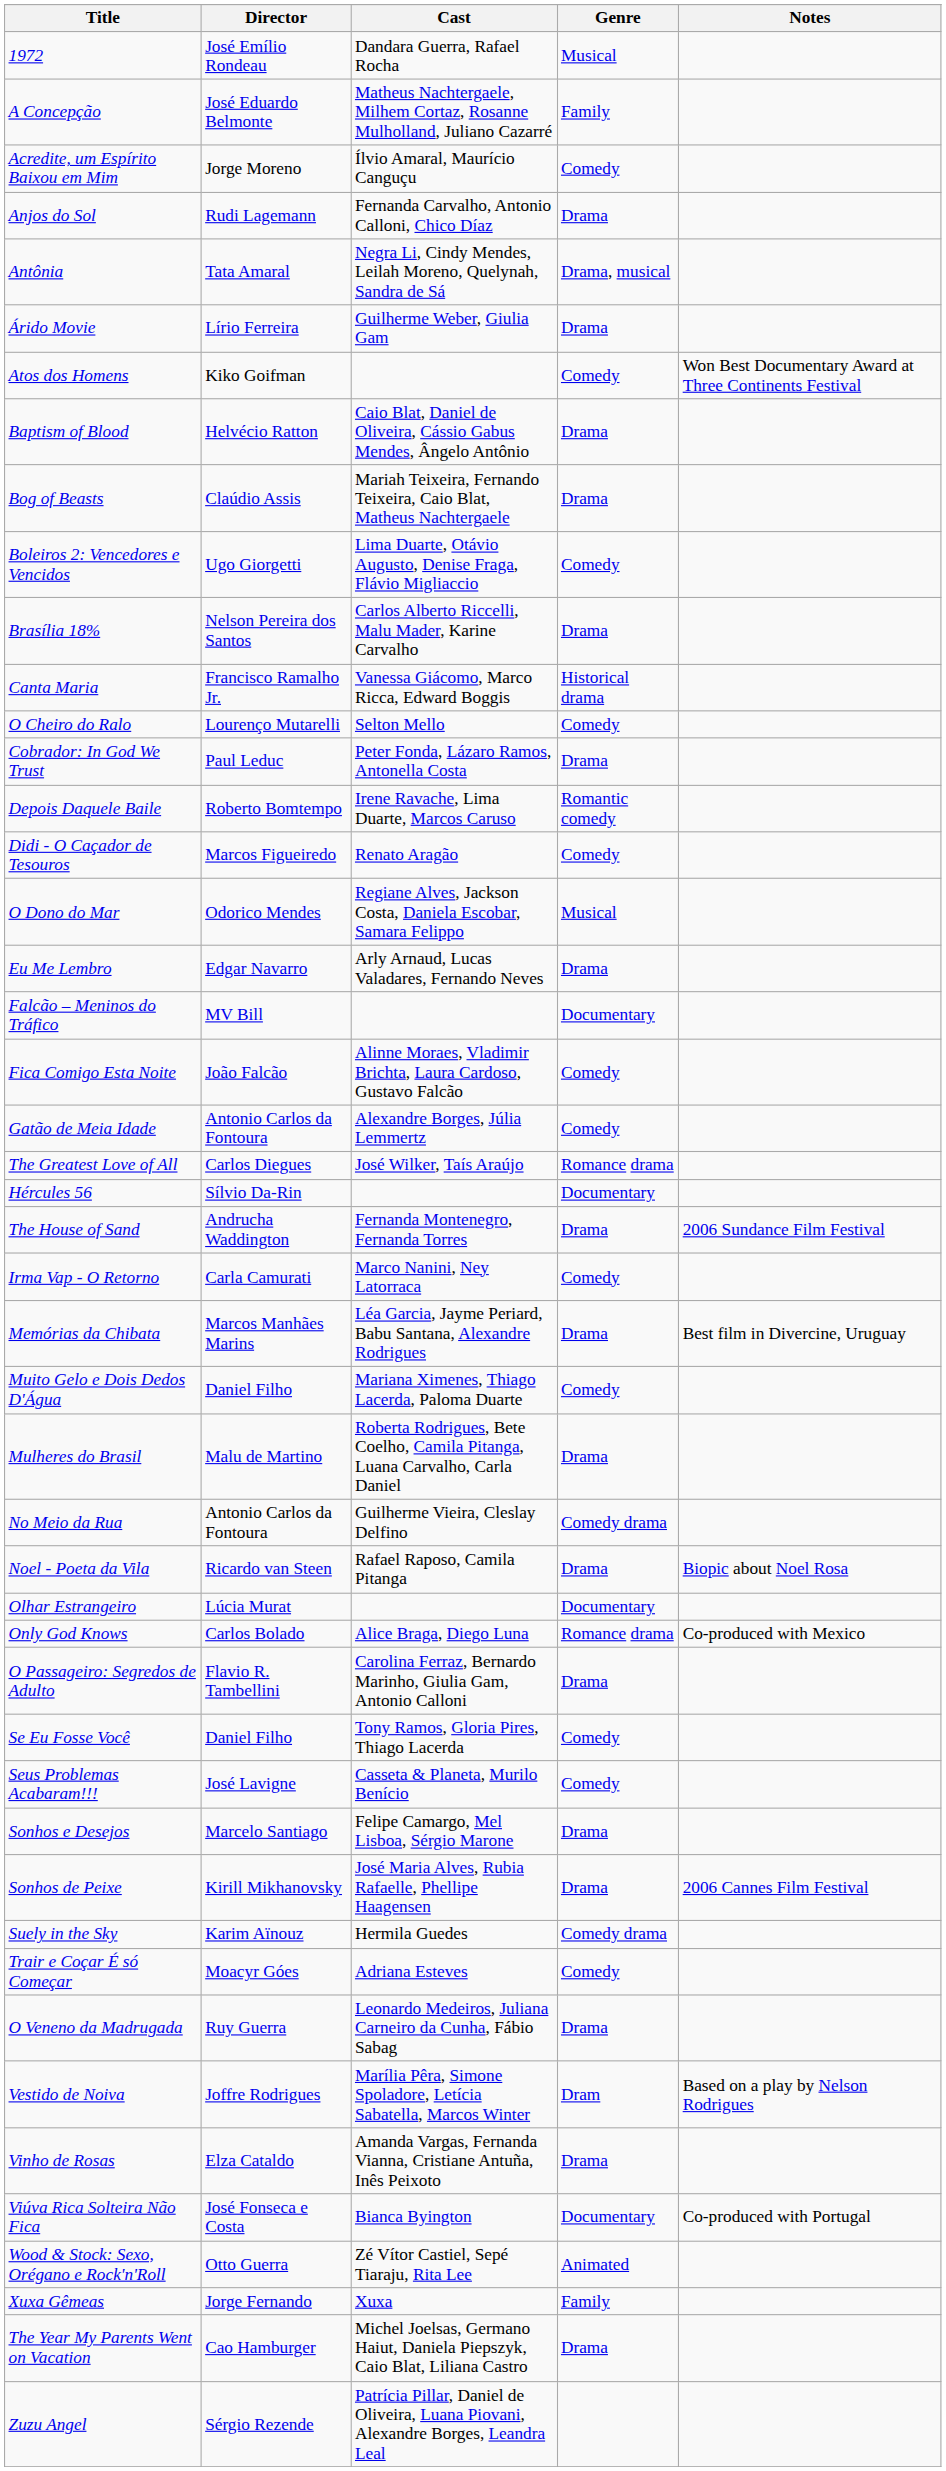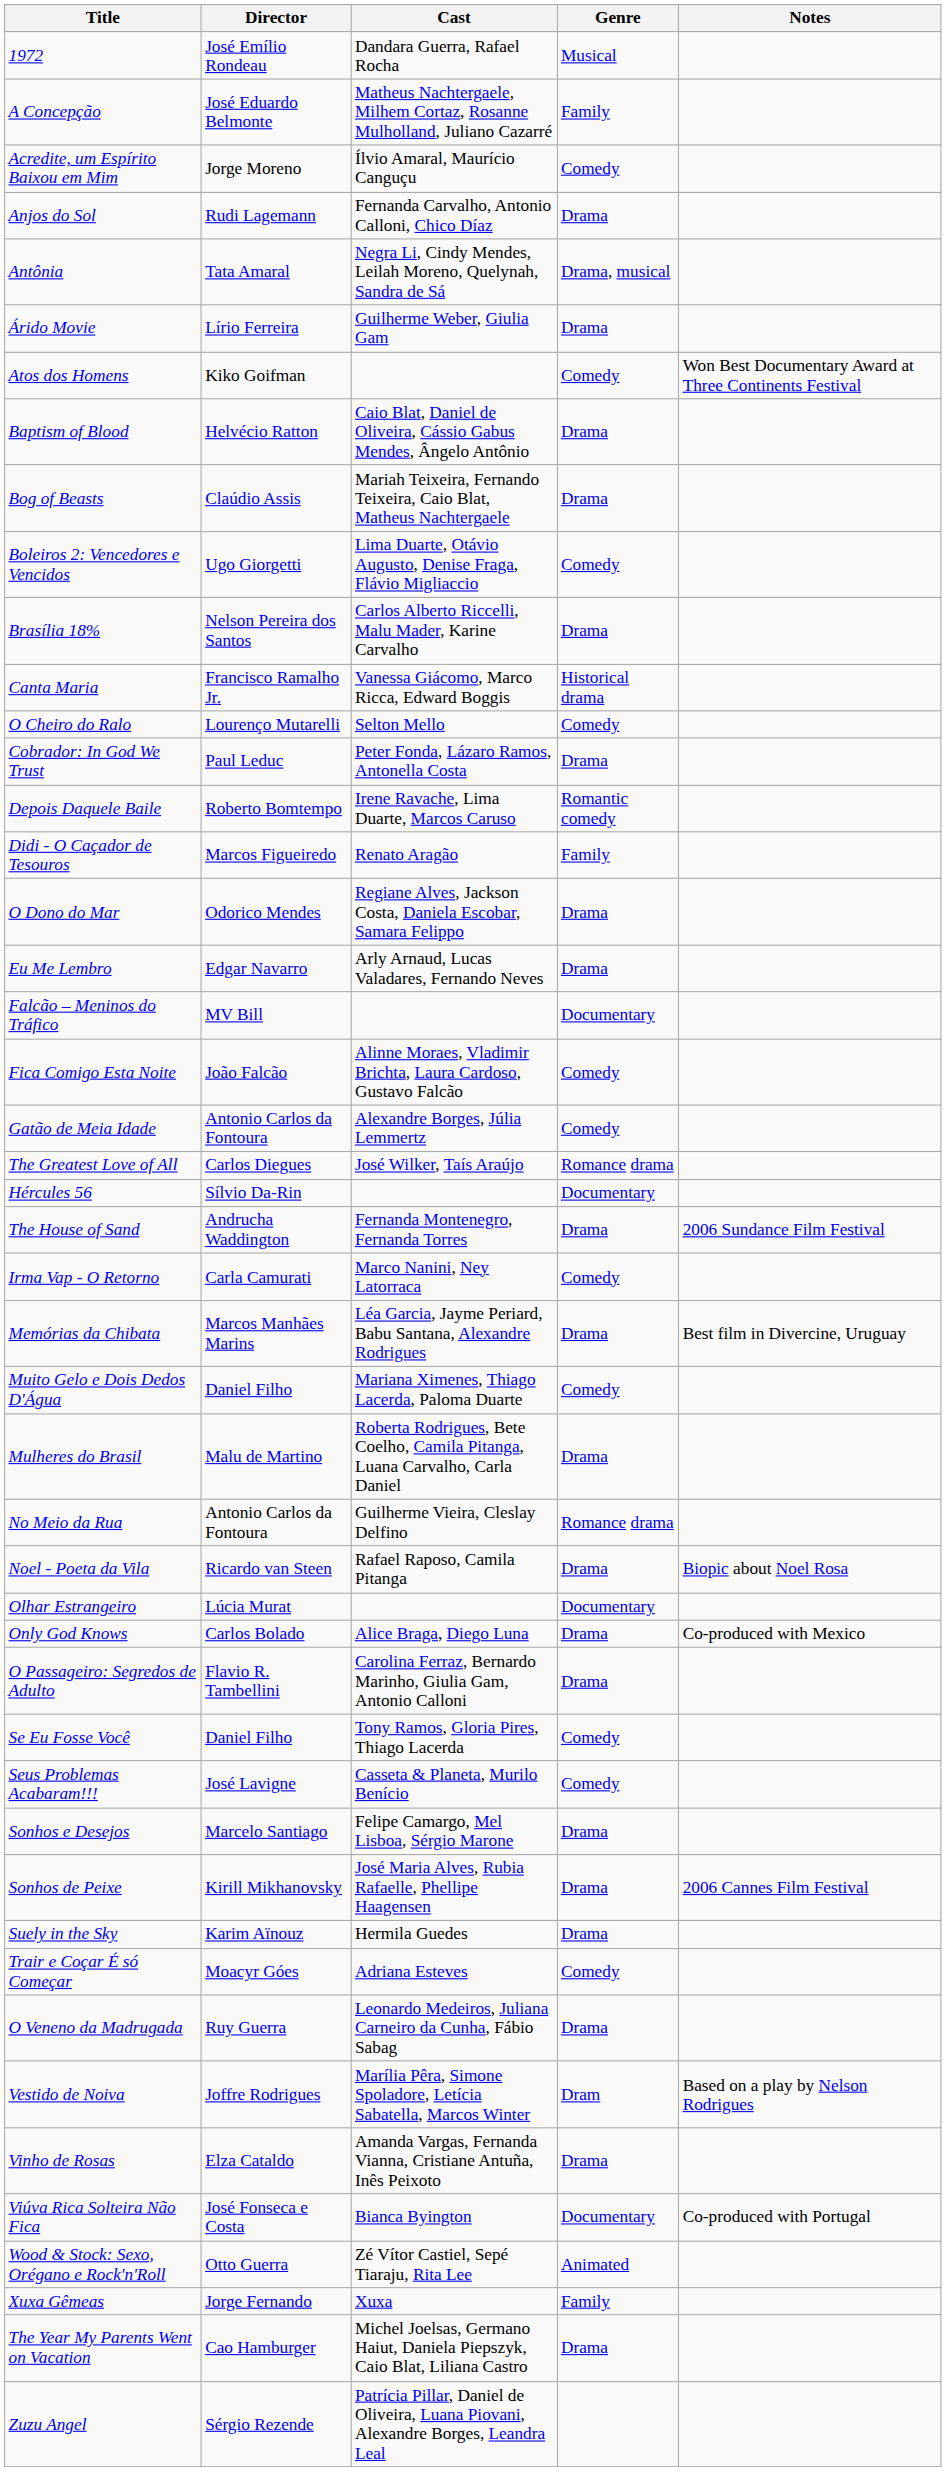(590, 855) Comedy -> (585, 855) Family
(589, 911) Musical -> (584, 911) Drama
(614, 1522) Comedy drama -> (617, 1522) Romance drama
(617, 1633) Romance drama -> (584, 1633) Drama
(614, 1934) Comedy drama -> (584, 1934) Drama
